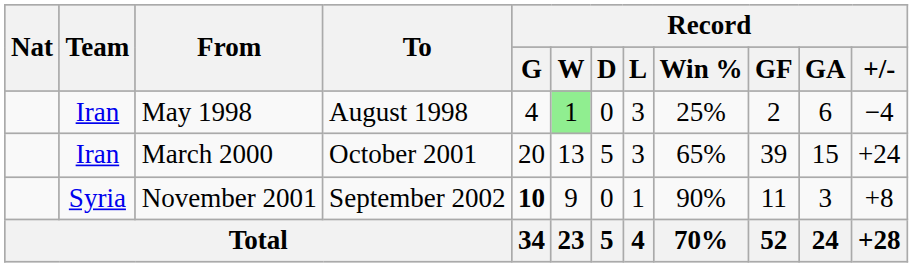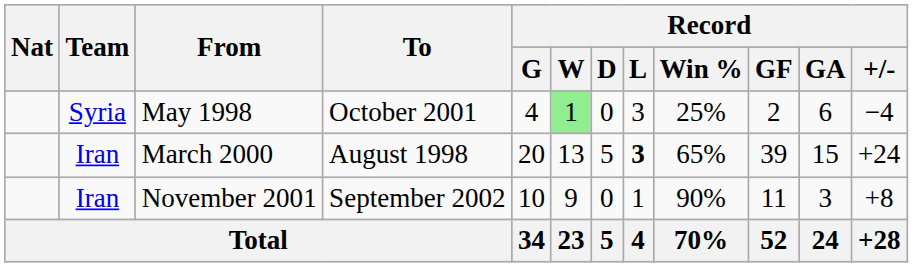(97, 111) Iran -> (97, 111) Syria
(399, 111) August 1998 -> (403, 111) October 2001
(403, 154) October 2001 -> (399, 154) August 1998
(638, 154) normal -> (638, 154) bold
(97, 197) Syria -> (97, 197) Iran
(532, 197) bold -> (532, 197) normal
